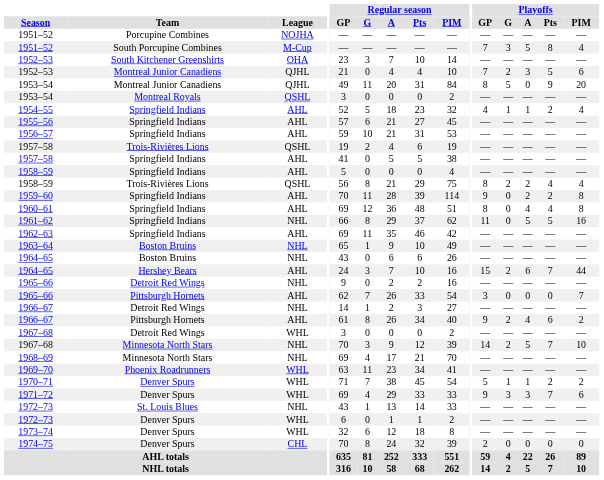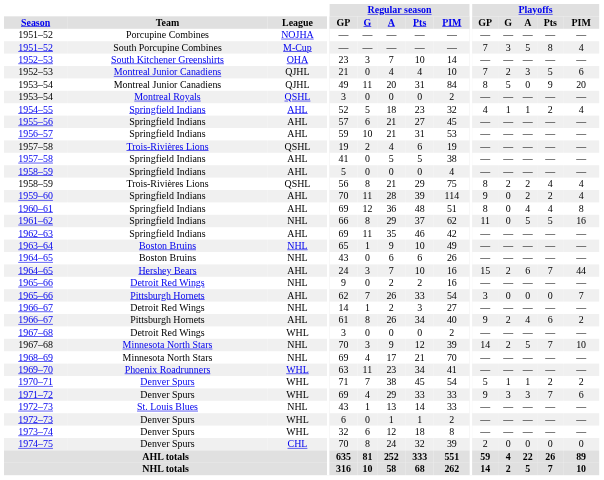(581, 196) 8 -> (581, 196) 4
